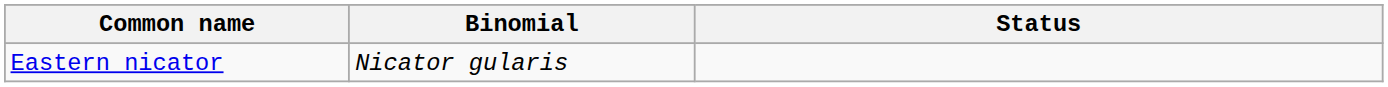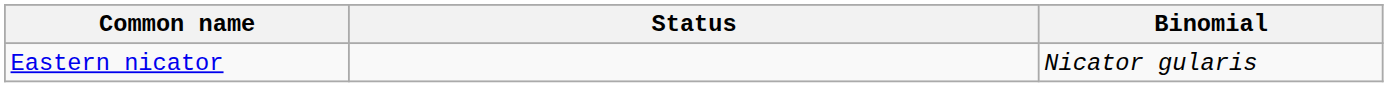columns swapped: (522, 24) <-> (1039, 24)
